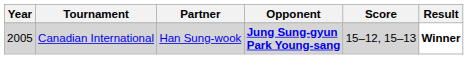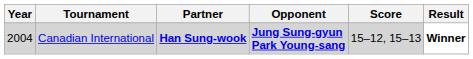(20, 38) 2005 -> (20, 38) 2004
(200, 38) normal -> (203, 38) bold
